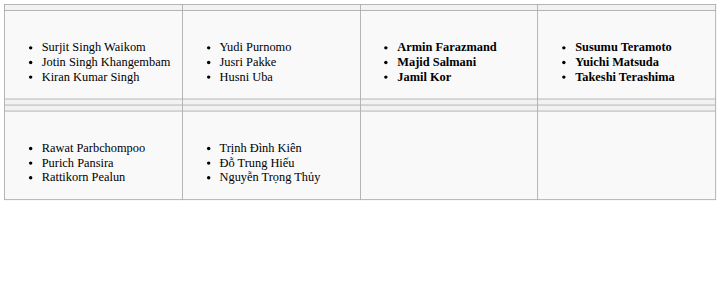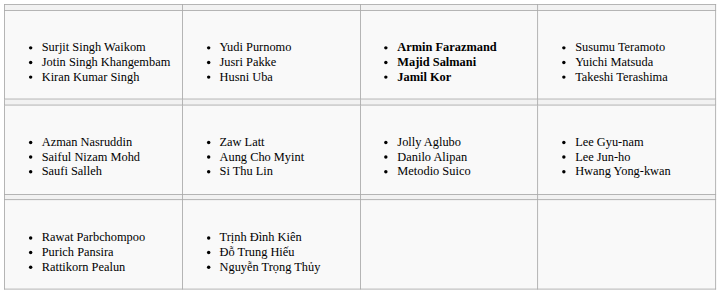(627, 62) bold -> (627, 62) normal
+ row: (93, 157)
